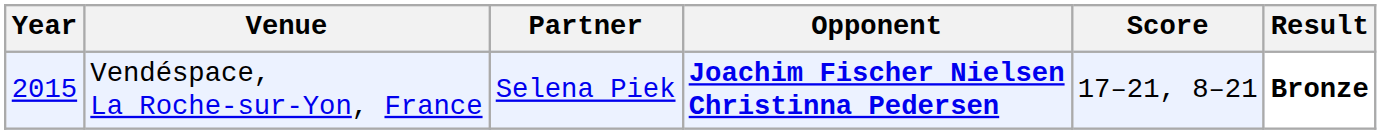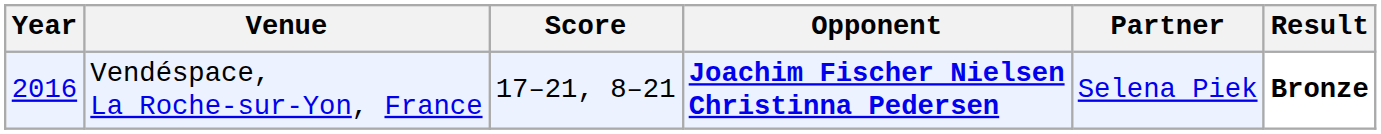columns swapped: (586, 28) <-> (1168, 28)
(44, 90) 2015 -> (44, 90) 2016
